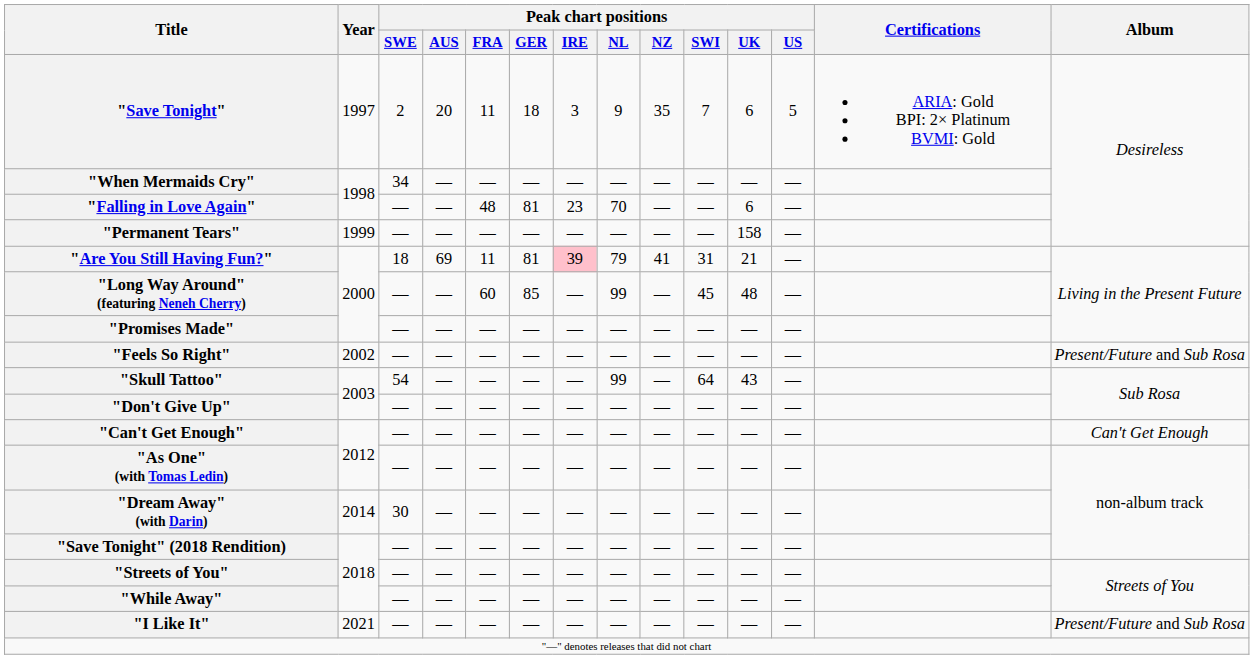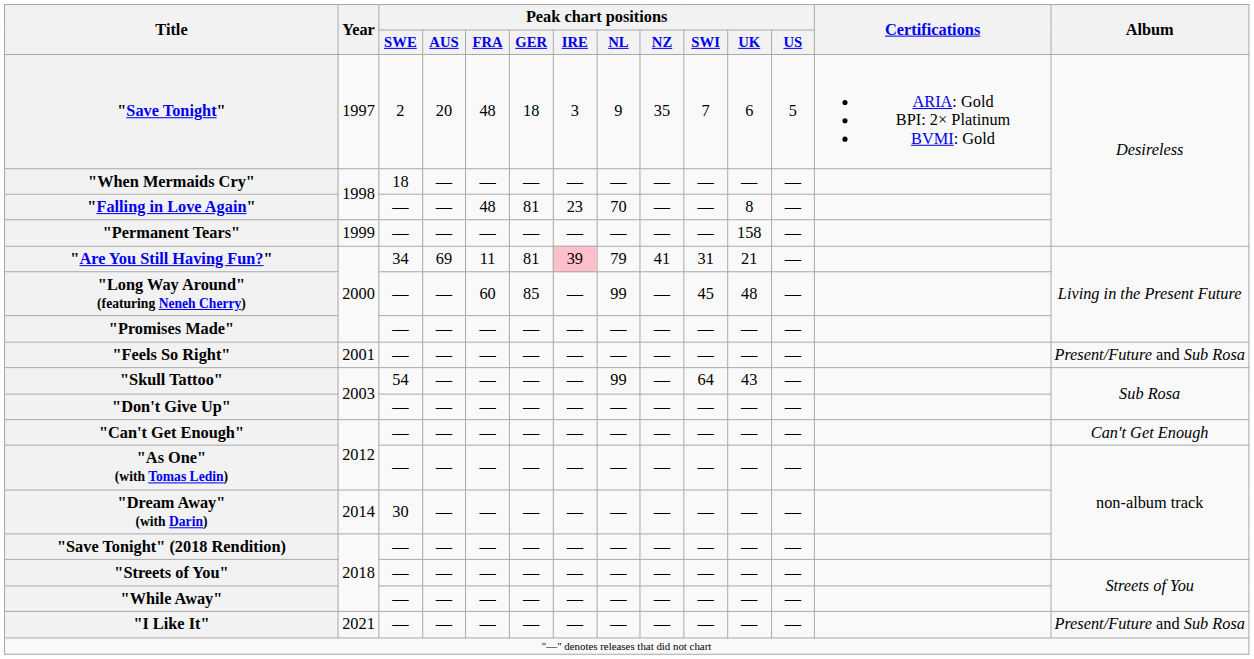(488, 111) 11 -> (488, 111) 48
(400, 181) 34 -> (400, 181) 18
(749, 207) 6 -> (749, 207) 8
(400, 258) 18 -> (400, 258) 34
(359, 354) 2002 -> (359, 354) 2001
